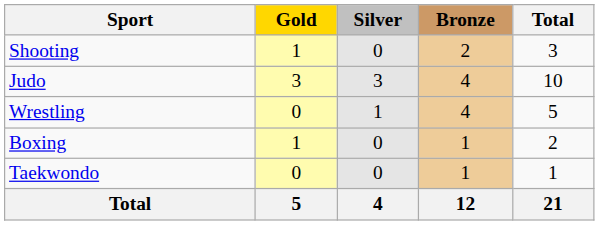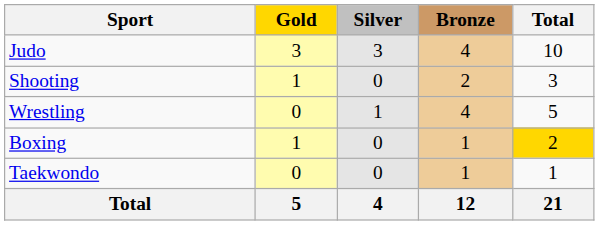rows swapped: (27, 81) <-> (44, 50)
(553, 142) no background -> (553, 142) gold background
